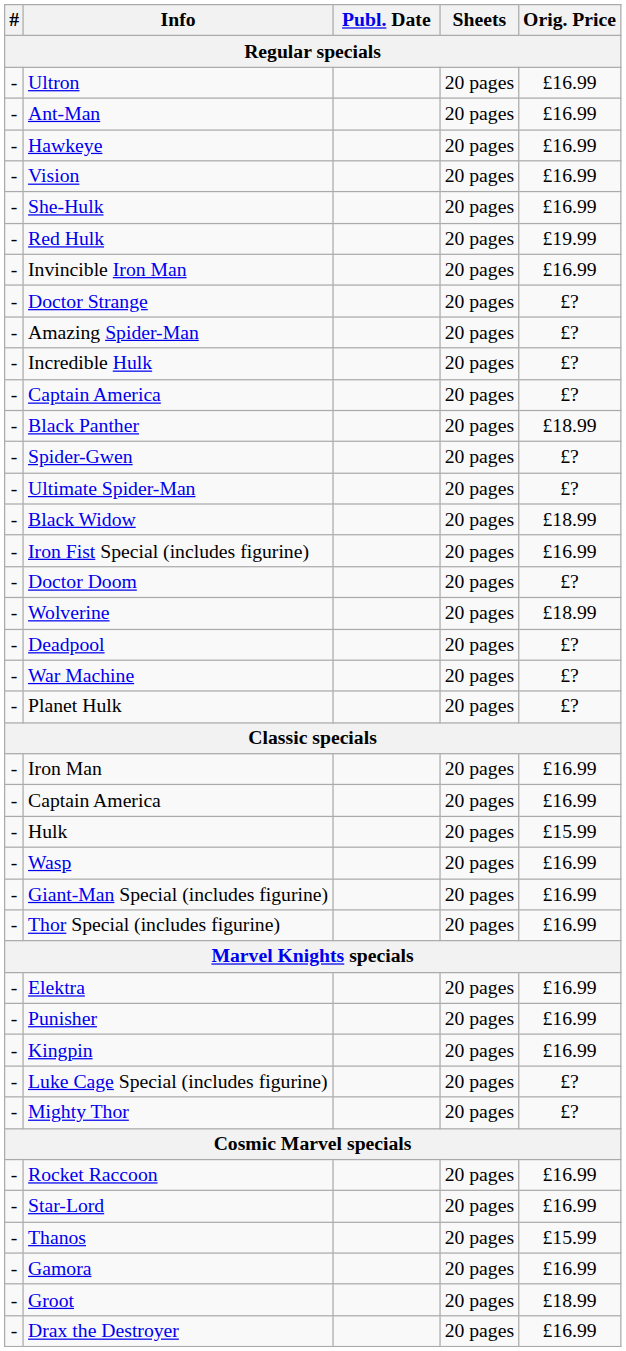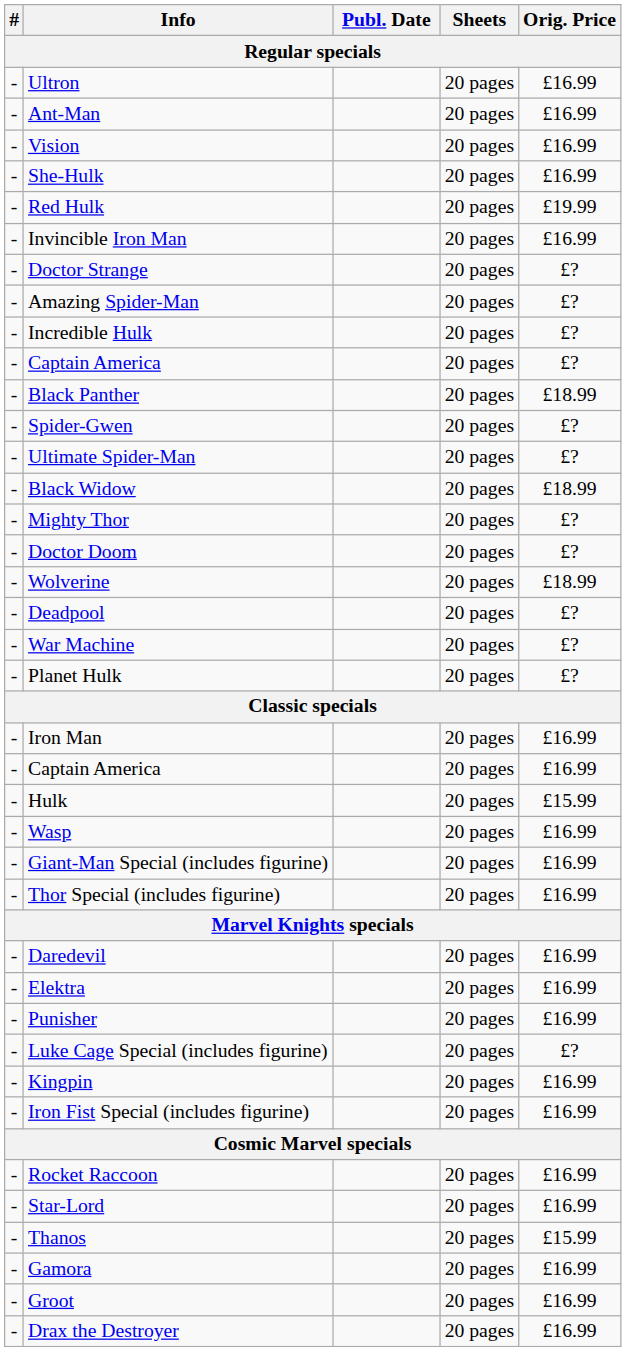- row: (14, 144)
rows swapped: (14, 1112) <-> (14, 550)
+ row: (14, 956)
rows swapped: (14, 1050) <-> (14, 1081)
(570, 1299) £18.99 -> (570, 1299) £16.99
